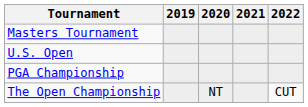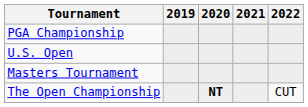rows swapped: (73, 34) <-> (66, 73)
(216, 93) normal -> (216, 93) bold
